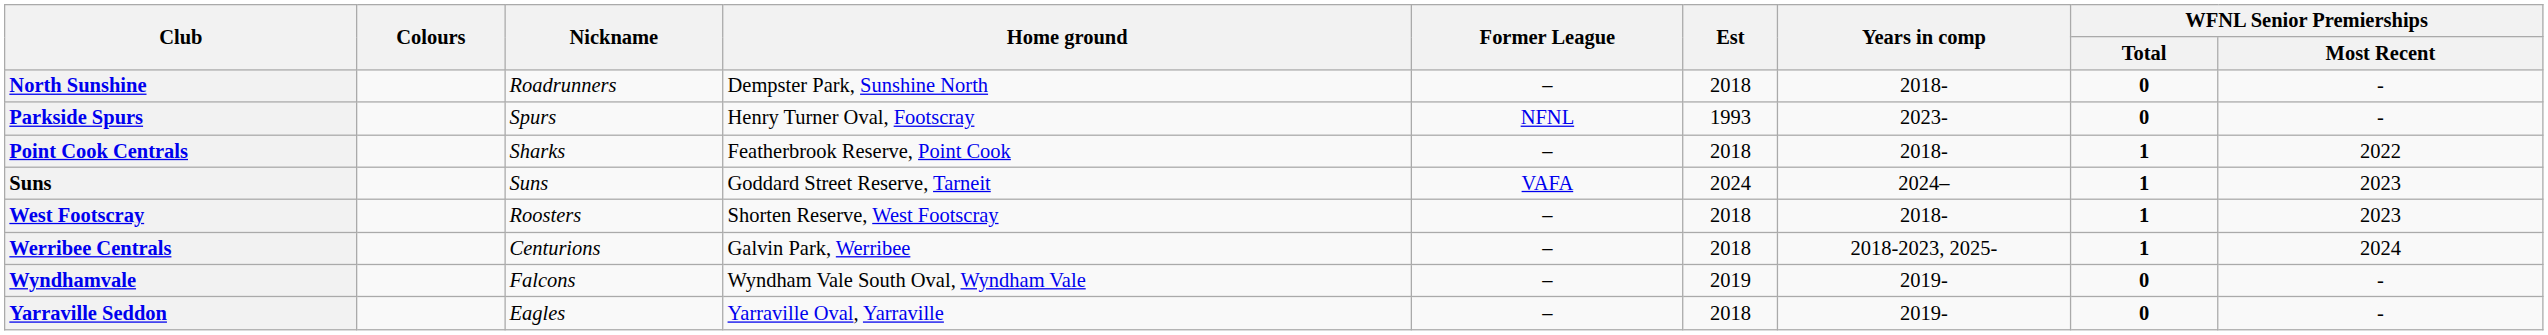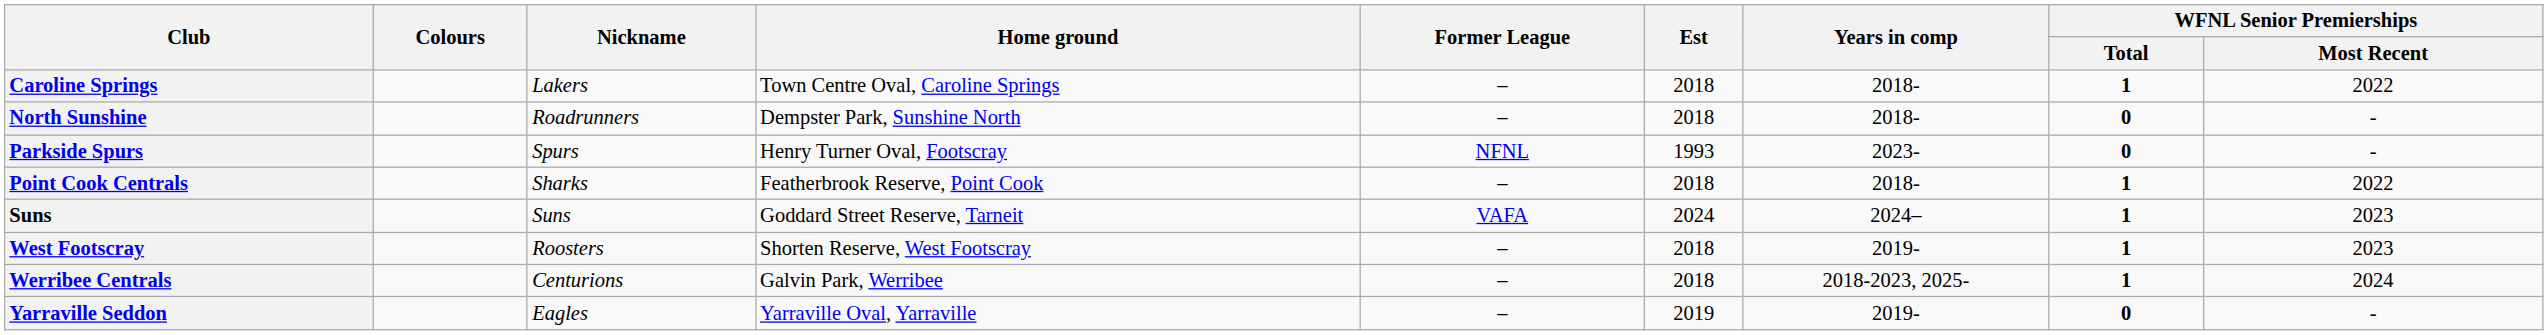+ row: (83, 85)
(1924, 215) 2018- -> (1896, 248) 2019-
- row: (73, 280)
(1730, 313) 2018 -> (1694, 313) 2019
